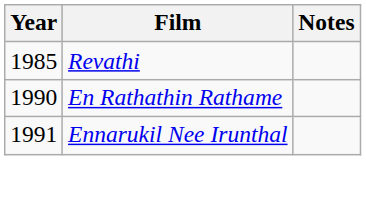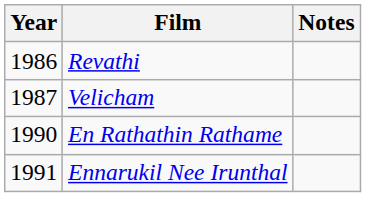(34, 60) 1985 -> (34, 60) 1986
+ row: (111, 97)
